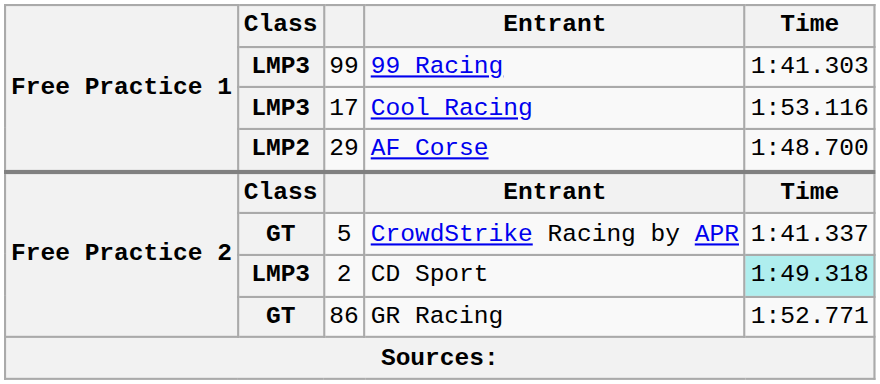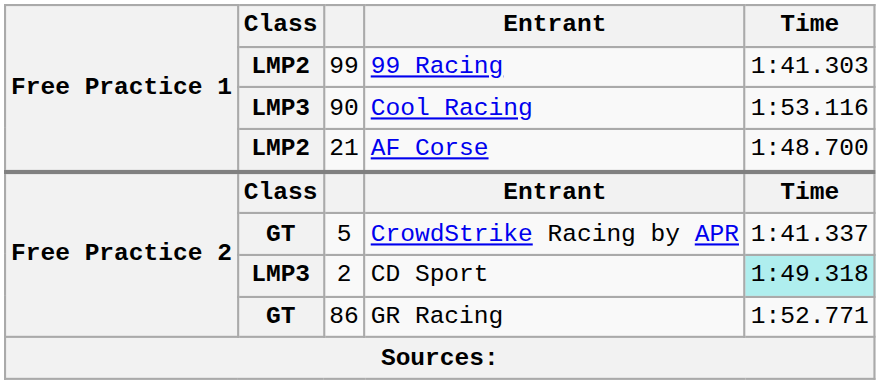(281, 67) LMP3 -> (281, 67) LMP2
(344, 108) 17 -> (344, 108) 90
(344, 149) 29 -> (344, 149) 21
